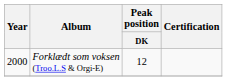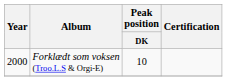(142, 62) 12 -> (142, 62) 10
